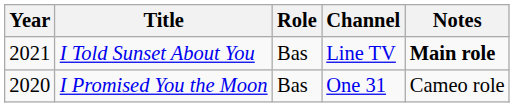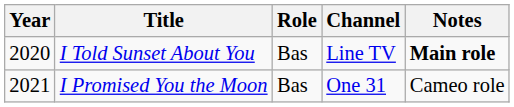(30, 53) 2021 -> (30, 53) 2020
(30, 85) 2020 -> (30, 85) 2021
